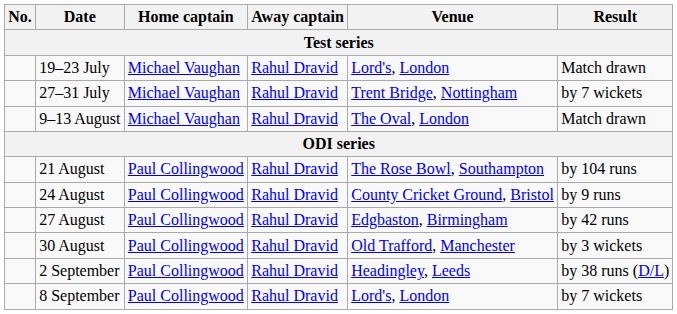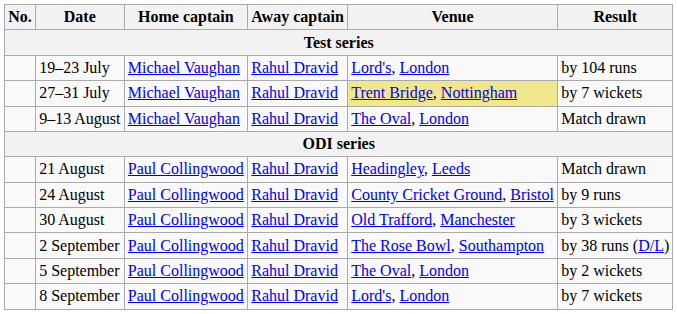(604, 67) Match drawn -> (599, 67) by 104 runs
(434, 93) no background -> (434, 93) khaki background
(448, 169) The Rose Bowl, Southampton -> (411, 169) Headingley, Leeds
(599, 169) by 104 runs -> (604, 169) Match drawn
- row: (72, 220)
(411, 270) Headingley, Leeds -> (448, 245) The Rose Bowl, Southampton
+ row: (79, 270)
